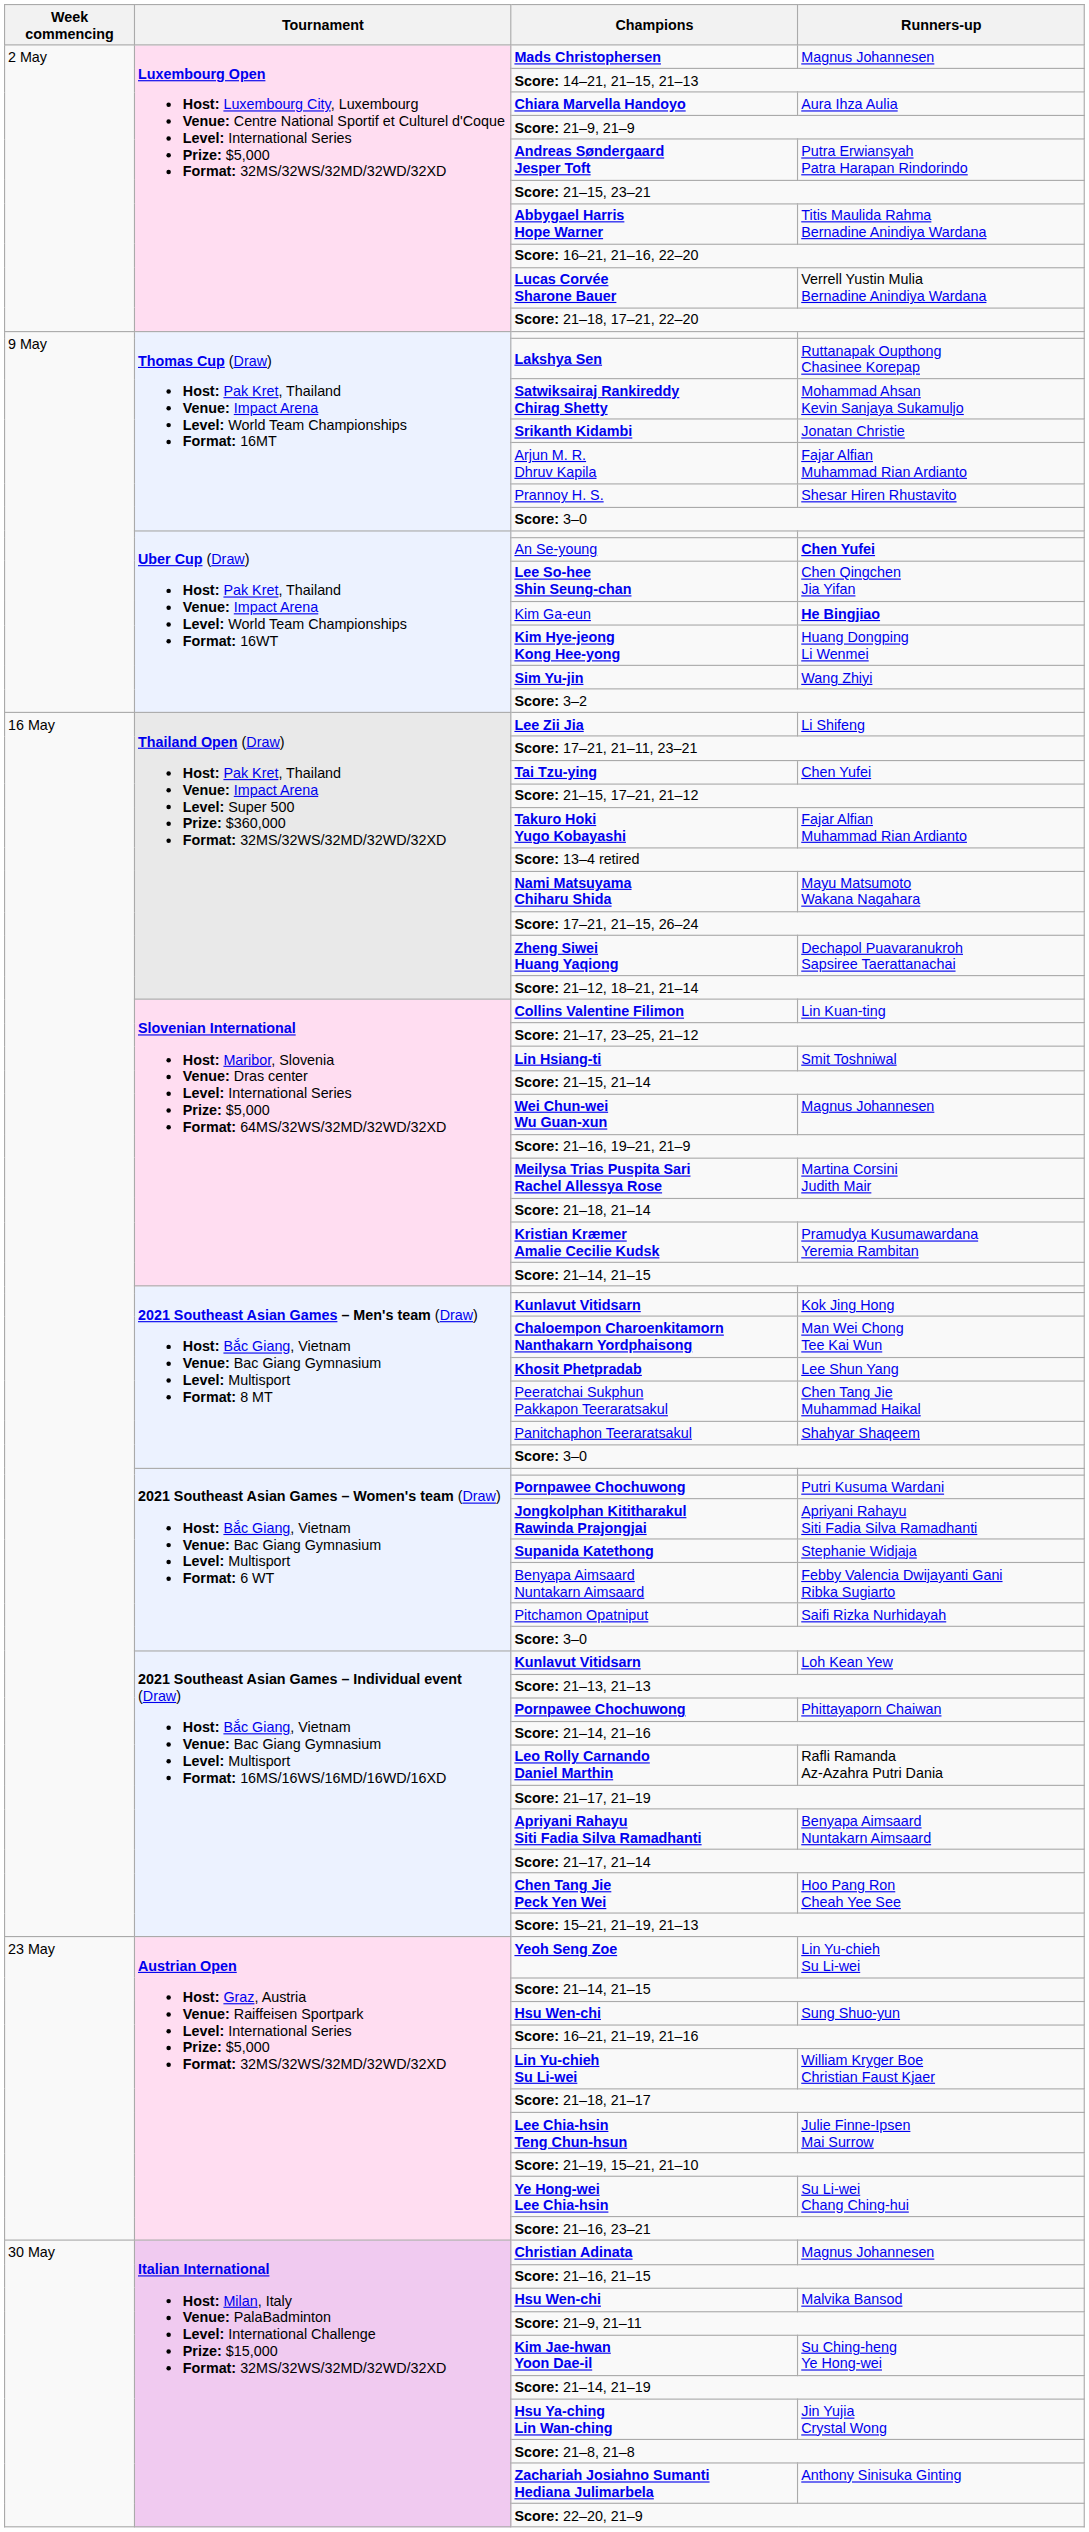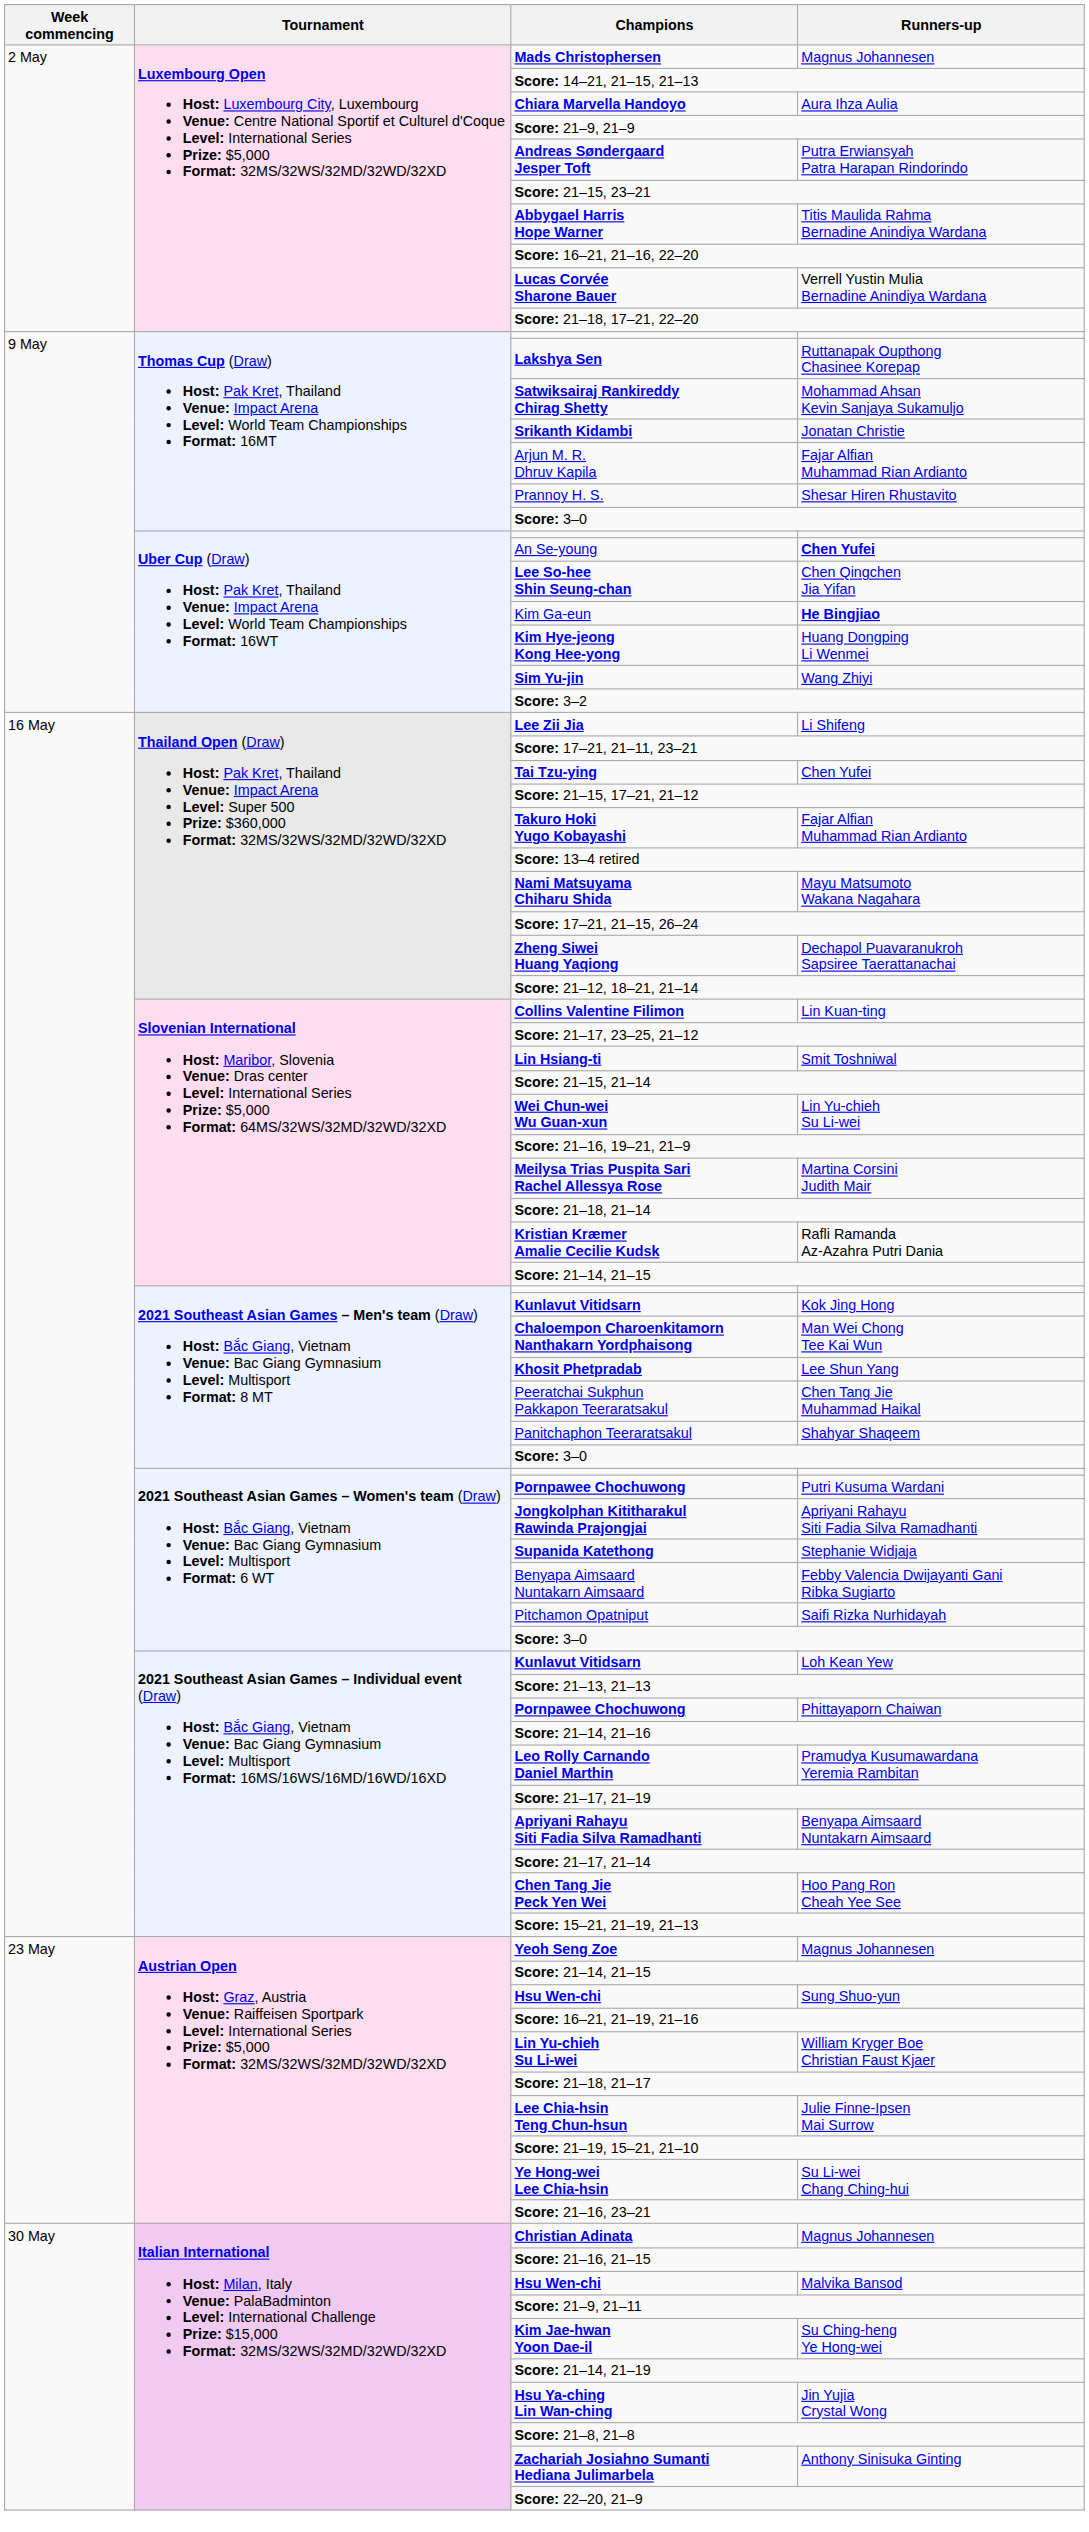(868, 1106) Magnus Johannesen -> (841, 1114) Lin Yu-chieh Su Li-wei
(890, 1242) Pramudya Kusumawardana Yeremia Rambitan -> (872, 1242) Rafli Ramanda Az-Azahra Putri Dania
(872, 1765) Rafli Ramanda Az-Azahra Putri Dania -> (890, 1765) Pramudya Kusumawardana Yeremia Rambitan
(841, 1957) Lin Yu-chieh Su Li-wei -> (868, 1949) Magnus Johannesen
